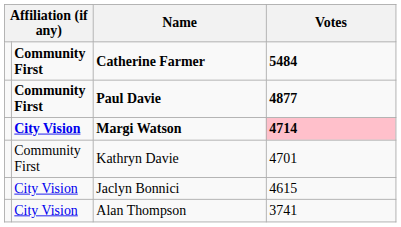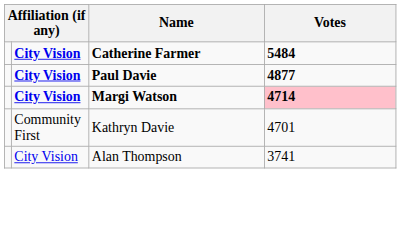(50, 61) Community First -> (47, 53) City Vision
(50, 98) Community First -> (47, 75) City Vision
- row: (138, 188)
